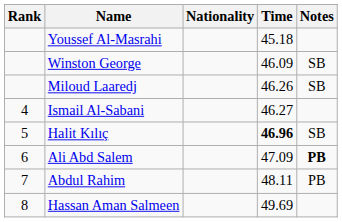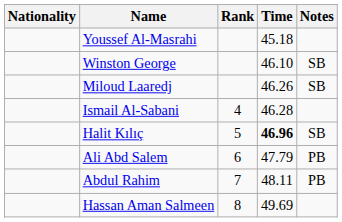columns swapped: (24, 16) <-> (220, 16)
(277, 63) 46.09 -> (277, 63) 46.10
(277, 110) 46.27 -> (277, 110) 46.28
(277, 157) 47.09 -> (277, 157) 47.79
(317, 157) bold -> (317, 157) normal
